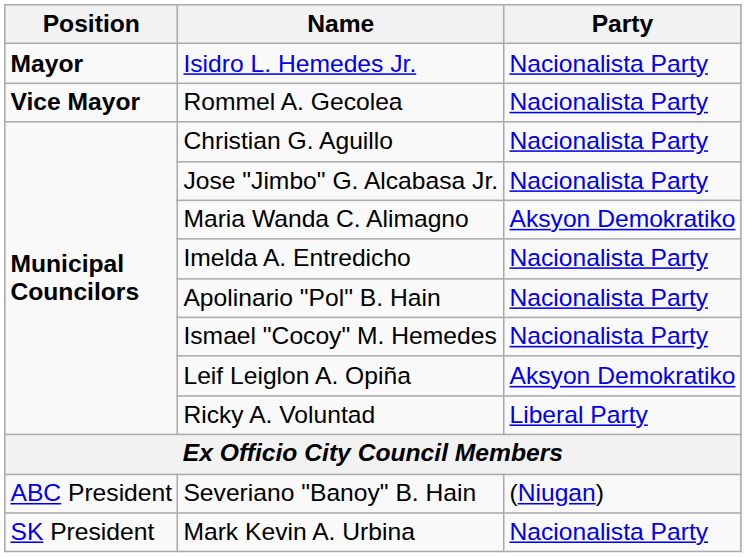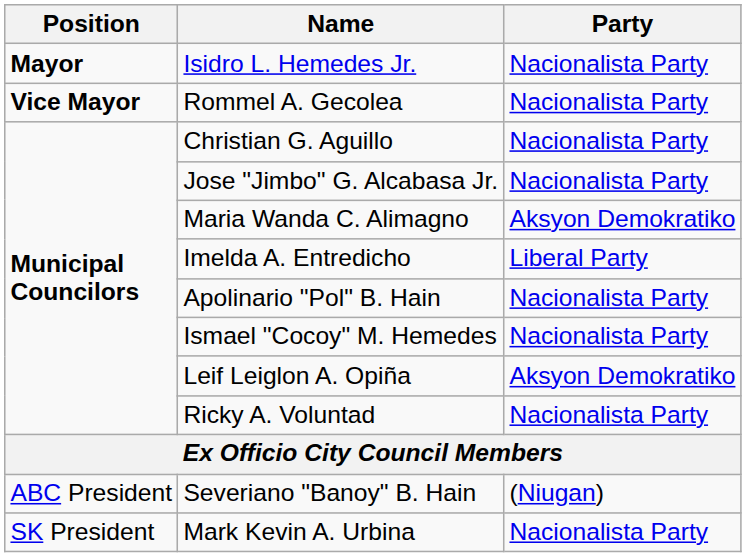(609, 258) Nacionalista Party -> (579, 258) Liberal Party
(579, 414) Liberal Party -> (609, 414) Nacionalista Party
